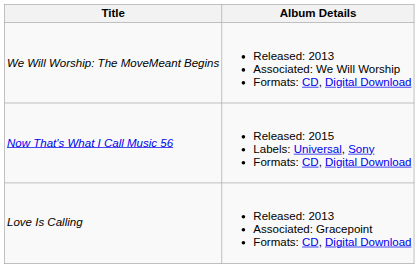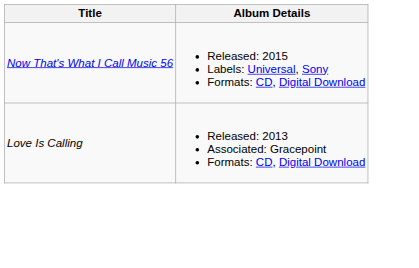- row: (113, 62)
